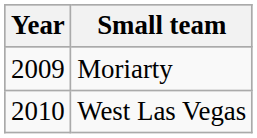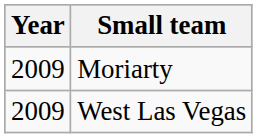(38, 111) 2010 -> (38, 111) 2009
